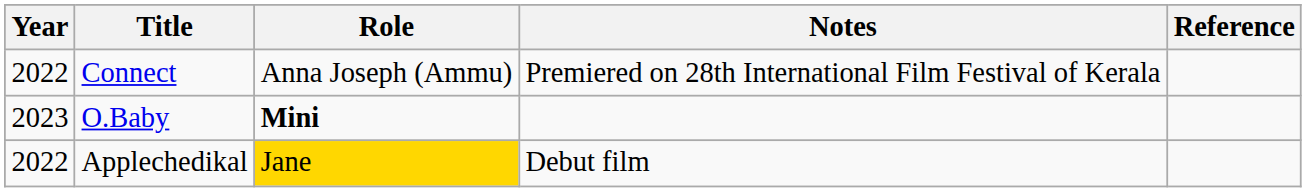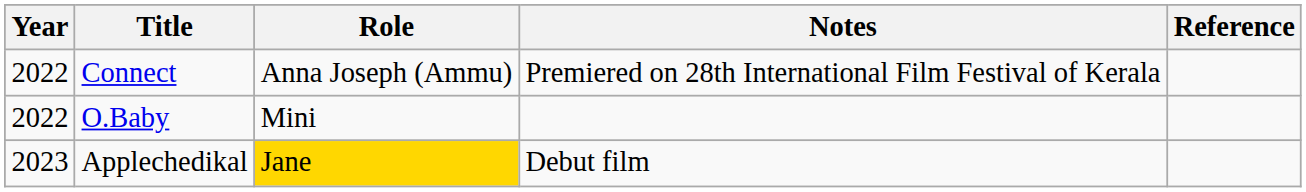(40, 117) 2023 -> (40, 117) 2022
(290, 117) bold -> (288, 117) normal
(40, 162) 2022 -> (40, 162) 2023
